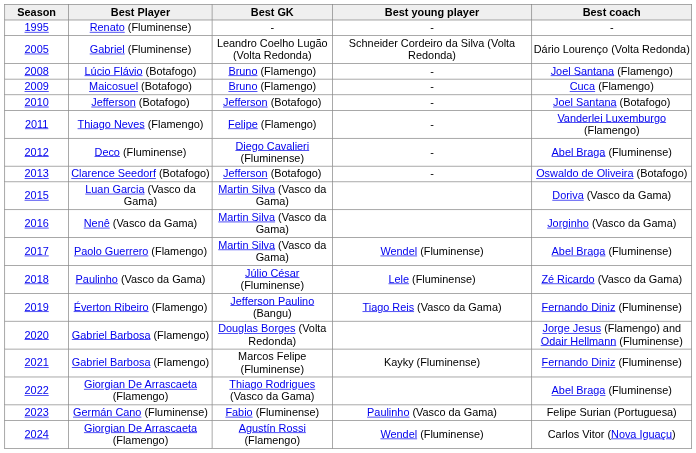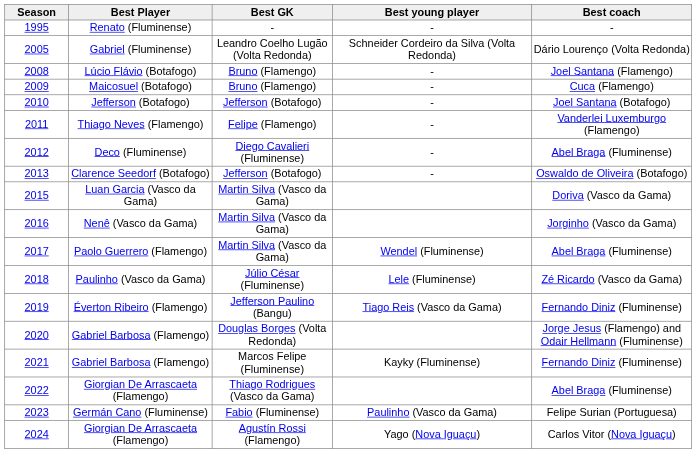(432, 434) Wendel (Fluminense) -> (432, 434) Yago (Nova Iguaçu)
